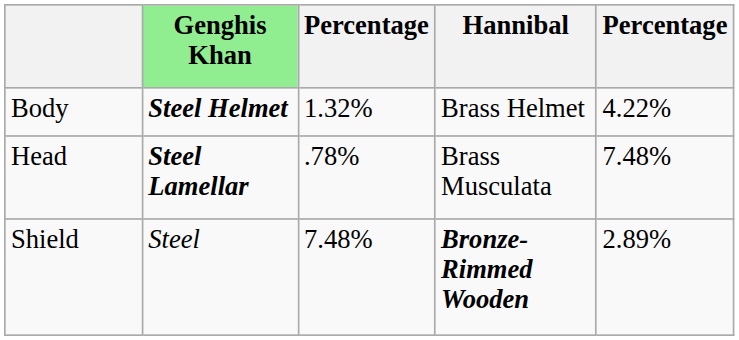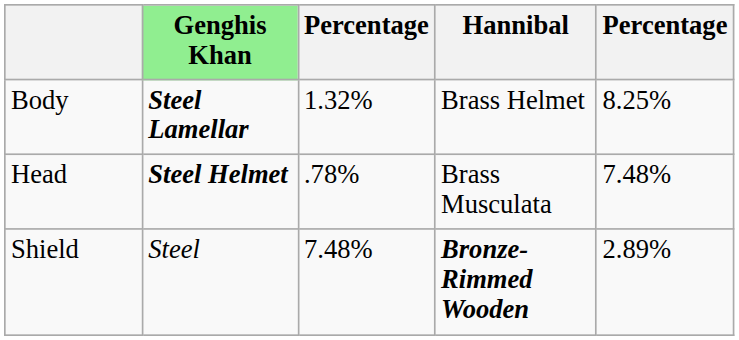(218, 108) Steel Helmet -> (198, 115) Steel Lamellar
(637, 108) 4.22% -> (637, 100) 8.25%
(198, 171) Steel Lamellar -> (218, 175) Steel Helmet
